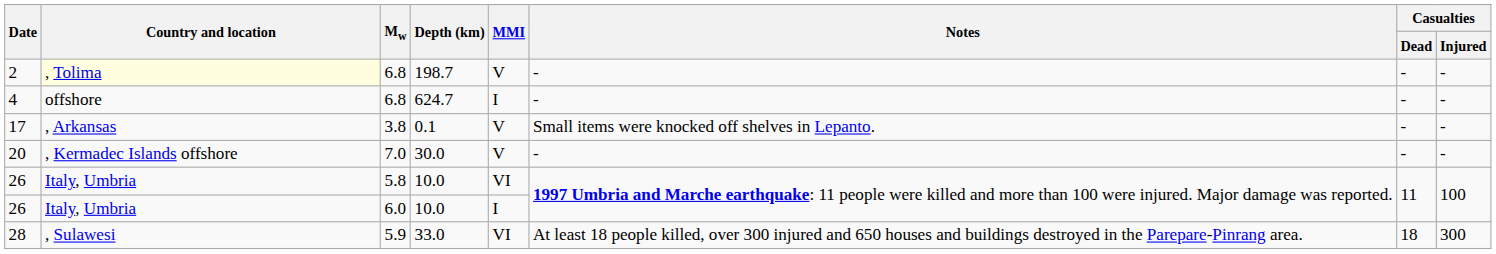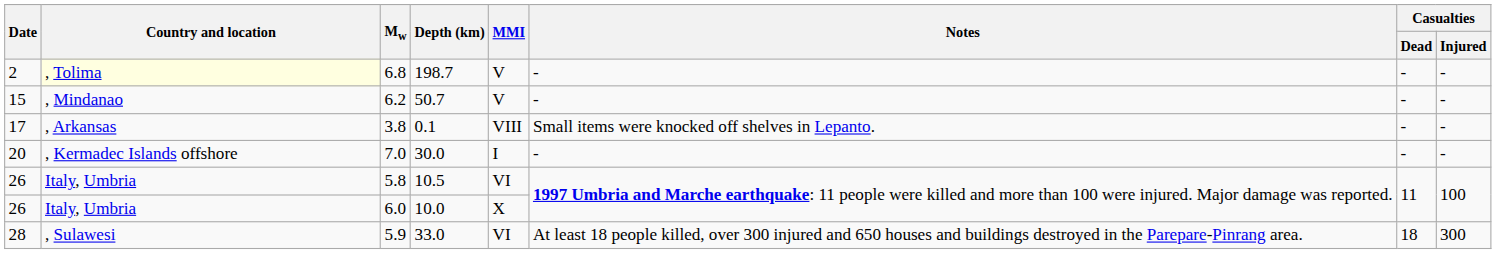- row: (13, 99)
+ row: (17, 99)
(499, 126) V -> (507, 126) VIII
(499, 153) V -> (495, 153) I
(430, 180) 10.0 -> (430, 180) 10.5
(495, 208) I -> (499, 208) X
